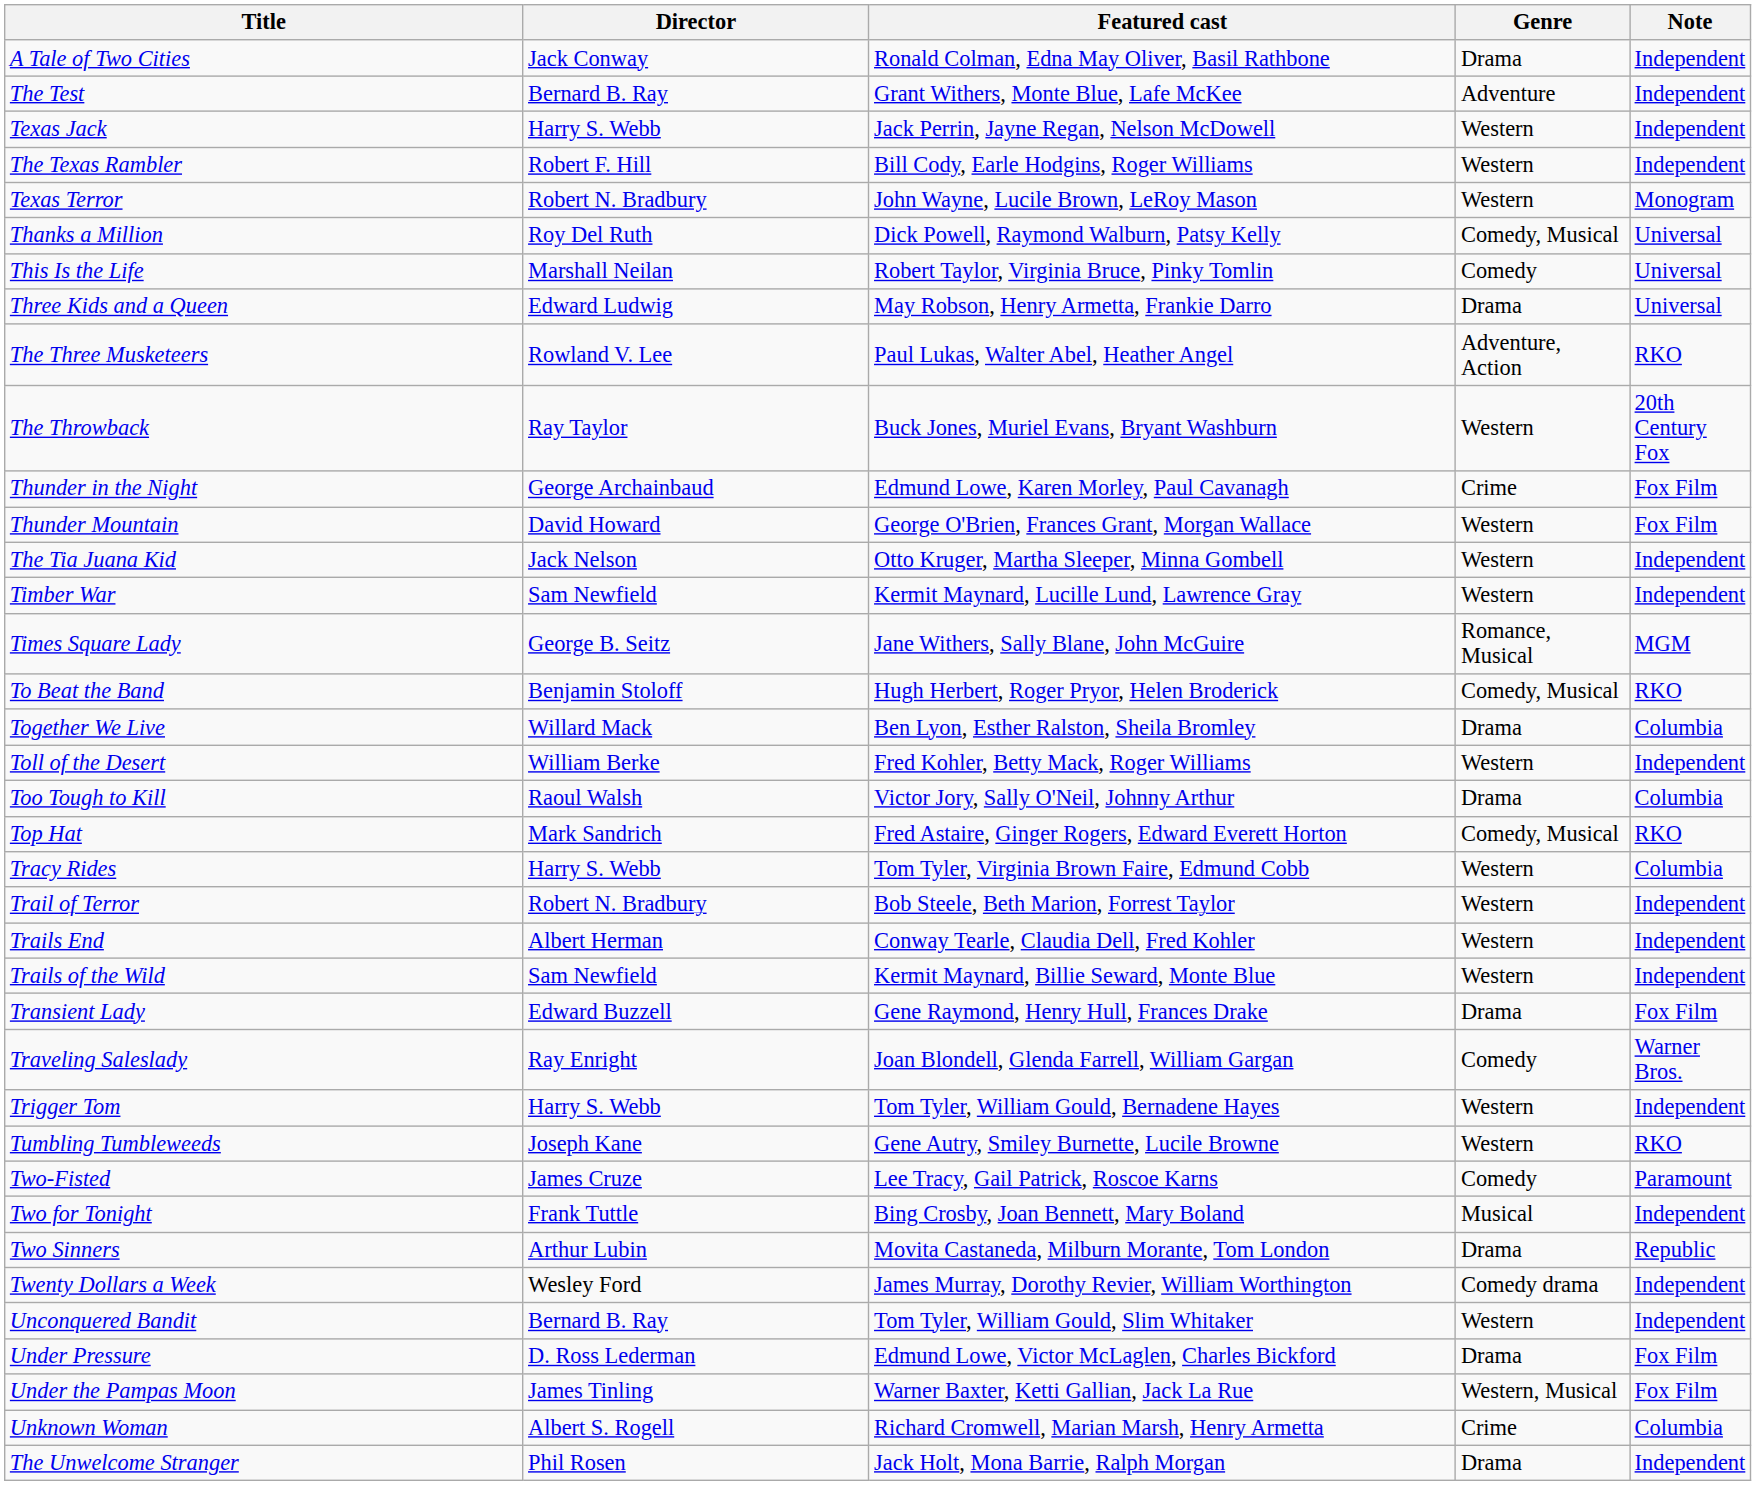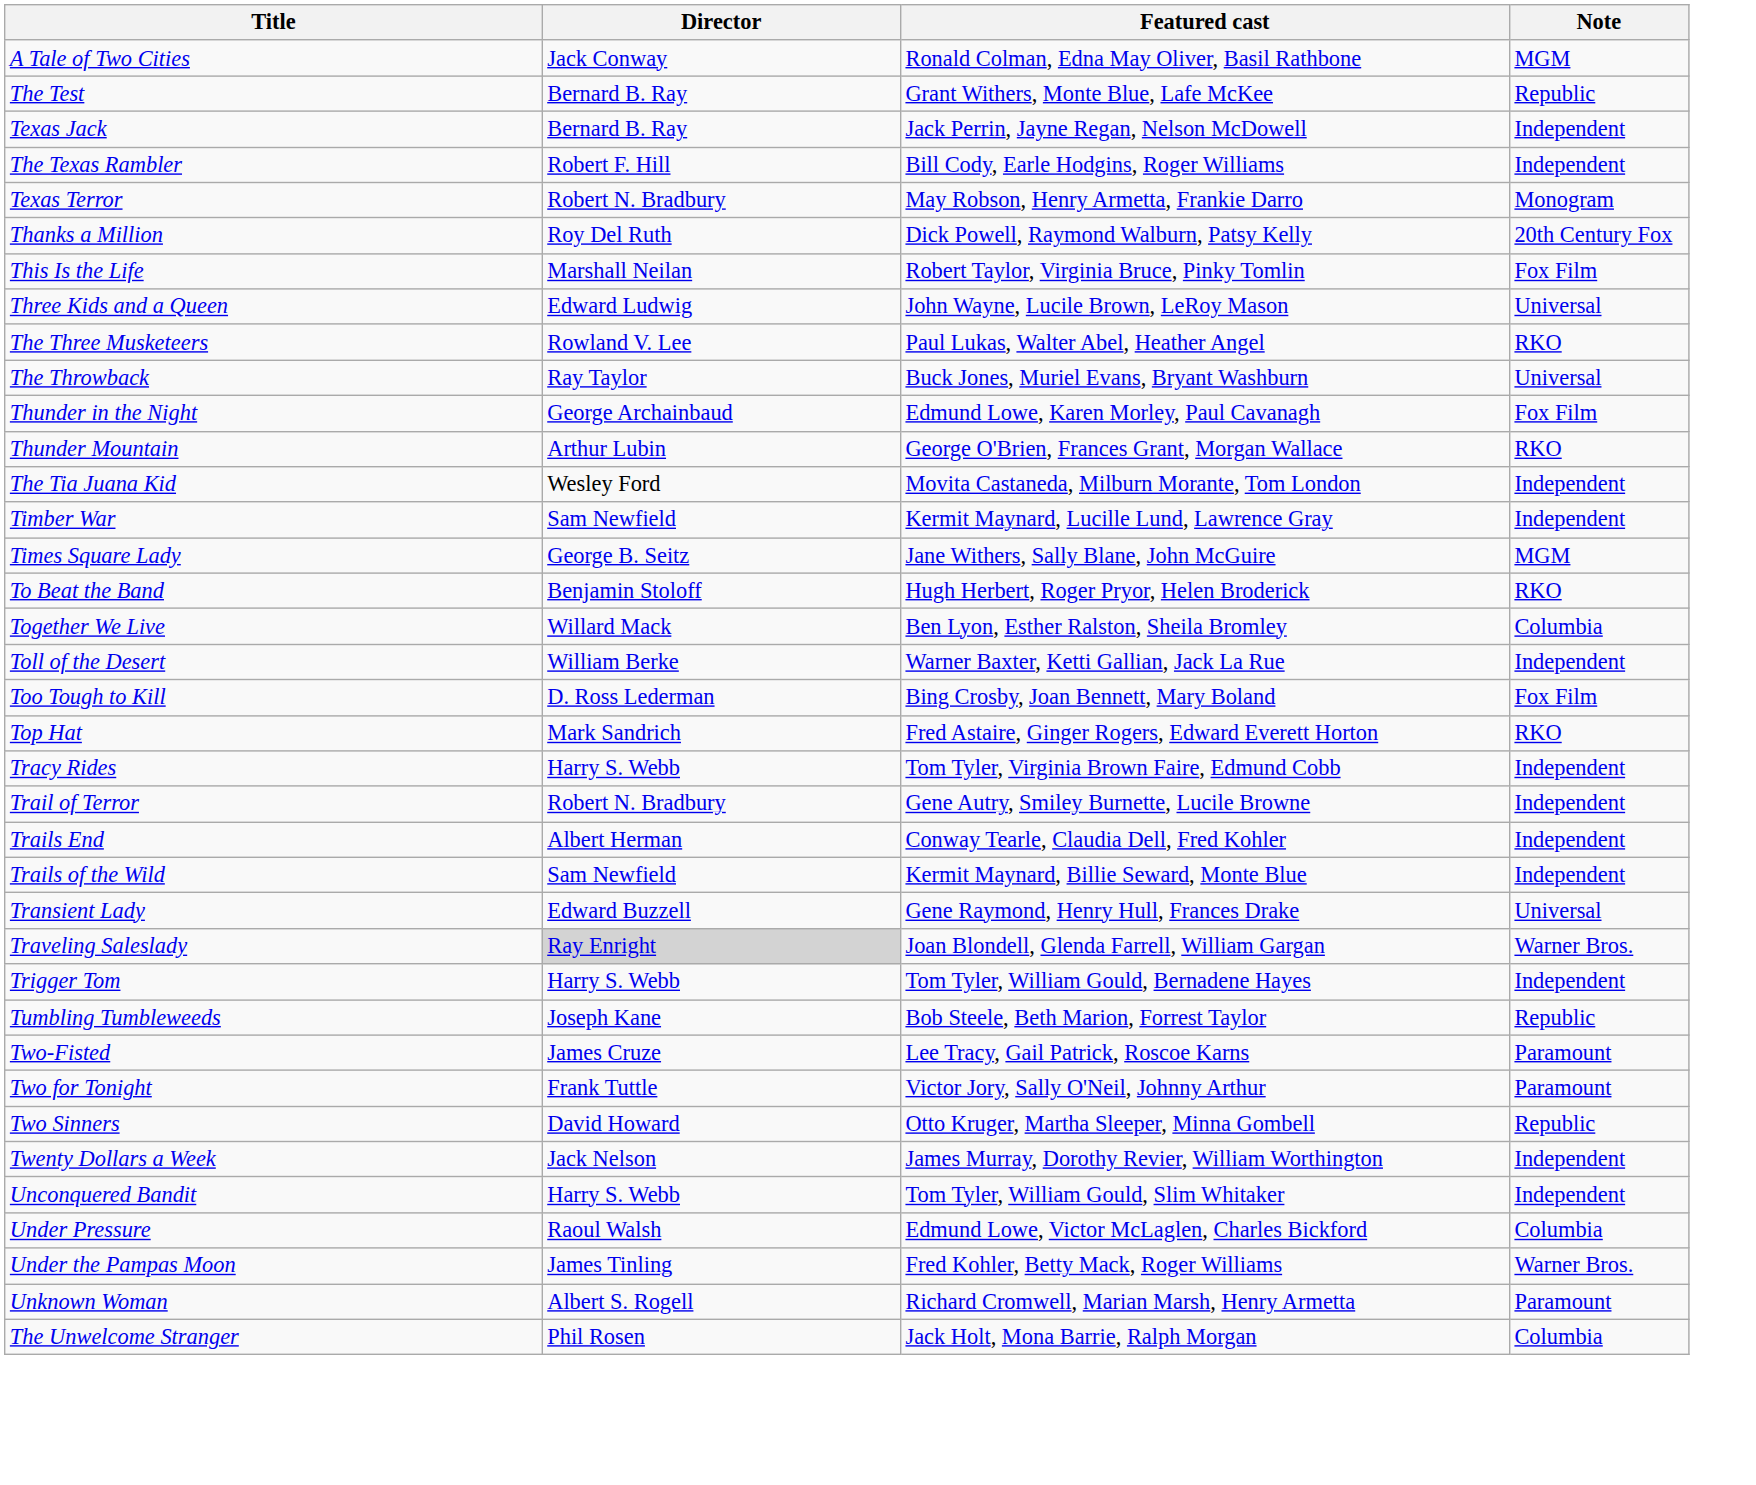- column: (1543, 22)
(1690, 57) Independent -> (1542, 57) MGM
(1690, 93) Independent -> (1555, 93) Republic
(594, 128) Harry S. Webb -> (617, 128) Bernard B. Ray
(1065, 199) John Wayne, Lucile Brown, LeRoy Mason -> (1104, 199) May Robson, Henry Armetta, Frankie Darro
(1678, 235) Universal -> (1593, 235) 20th Century Fox
(1678, 270) Universal -> (1556, 270) Fox Film
(1073, 306) May Robson, Henry Armetta, Frankie Darro -> (1097, 306) John Wayne, Lucile Brown, LeRoy Mason
(1671, 427) 20th Century Fox -> (1558, 377) Universal
(594, 524) David Howard -> (607, 448) Arthur Lubin
(1676, 524) Fox Film -> (1538, 448) RKO
(582, 559) Jack Nelson -> (604, 484) Wesley Ford
(1079, 559) Otto Kruger, Martha Sleeper, Minna Gombell -> (1133, 484) Movita Castaneda, Milburn Morante, Tom London
(1062, 762) Fred Kohler, Betty Mack, Roger Williams -> (1095, 661) Warner Baxter, Ketti Gallian, Jack La Rue
(585, 798) Raoul Walsh -> (631, 697) D. Ross Lederman
(1054, 798) Victor Jory, Sally O'Neil, Johnny Arthur -> (1090, 697) Bing Crosby, Joan Bennett, Mary Boland
(1679, 798) Columbia -> (1556, 697) Fox Film
(1679, 869) Columbia -> (1570, 768) Independent
(1054, 904) Bob Steele, Beth Marion, Forrest Taylor -> (1108, 803) Gene Autry, Smiley Burnette, Lucile Browne
(1676, 1011) Fox Film -> (1558, 910) Universal
(582, 1059) no background -> (602, 945) lightgrey background
(1076, 1142) Gene Autry, Smiley Burnette, Lucile Browne -> (1086, 1016) Bob Steele, Beth Marion, Forrest Taylor
(1658, 1142) RKO -> (1555, 1016) Republic
(1059, 1214) Bing Crosby, Joan Bennett, Mary Boland -> (1086, 1088) Victor Jory, Sally O'Neil, Johnny Arthur
(1690, 1214) Independent -> (1563, 1088) Paramount
(587, 1249) Arthur Lubin -> (613, 1123) David Howard
(1102, 1249) Movita Castaneda, Milburn Morante, Tom London -> (1110, 1123) Otto Kruger, Martha Sleeper, Minna Gombell
(585, 1285) Wesley Ford -> (602, 1159) Jack Nelson
(598, 1320) Bernard B. Ray -> (614, 1194) Harry S. Webb
(612, 1356) D. Ross Lederman -> (604, 1230) Raoul Walsh
(1676, 1356) Fox Film -> (1559, 1230) Columbia
(1064, 1391) Warner Baxter, Ketti Gallian, Jack La Rue -> (1094, 1265) Fred Kohler, Betty Mack, Roger Williams
(1676, 1391) Fox Film -> (1574, 1265) Warner Bros.
(1679, 1427) Columbia -> (1563, 1301) Paramount
(1690, 1462) Independent -> (1559, 1336) Columbia
